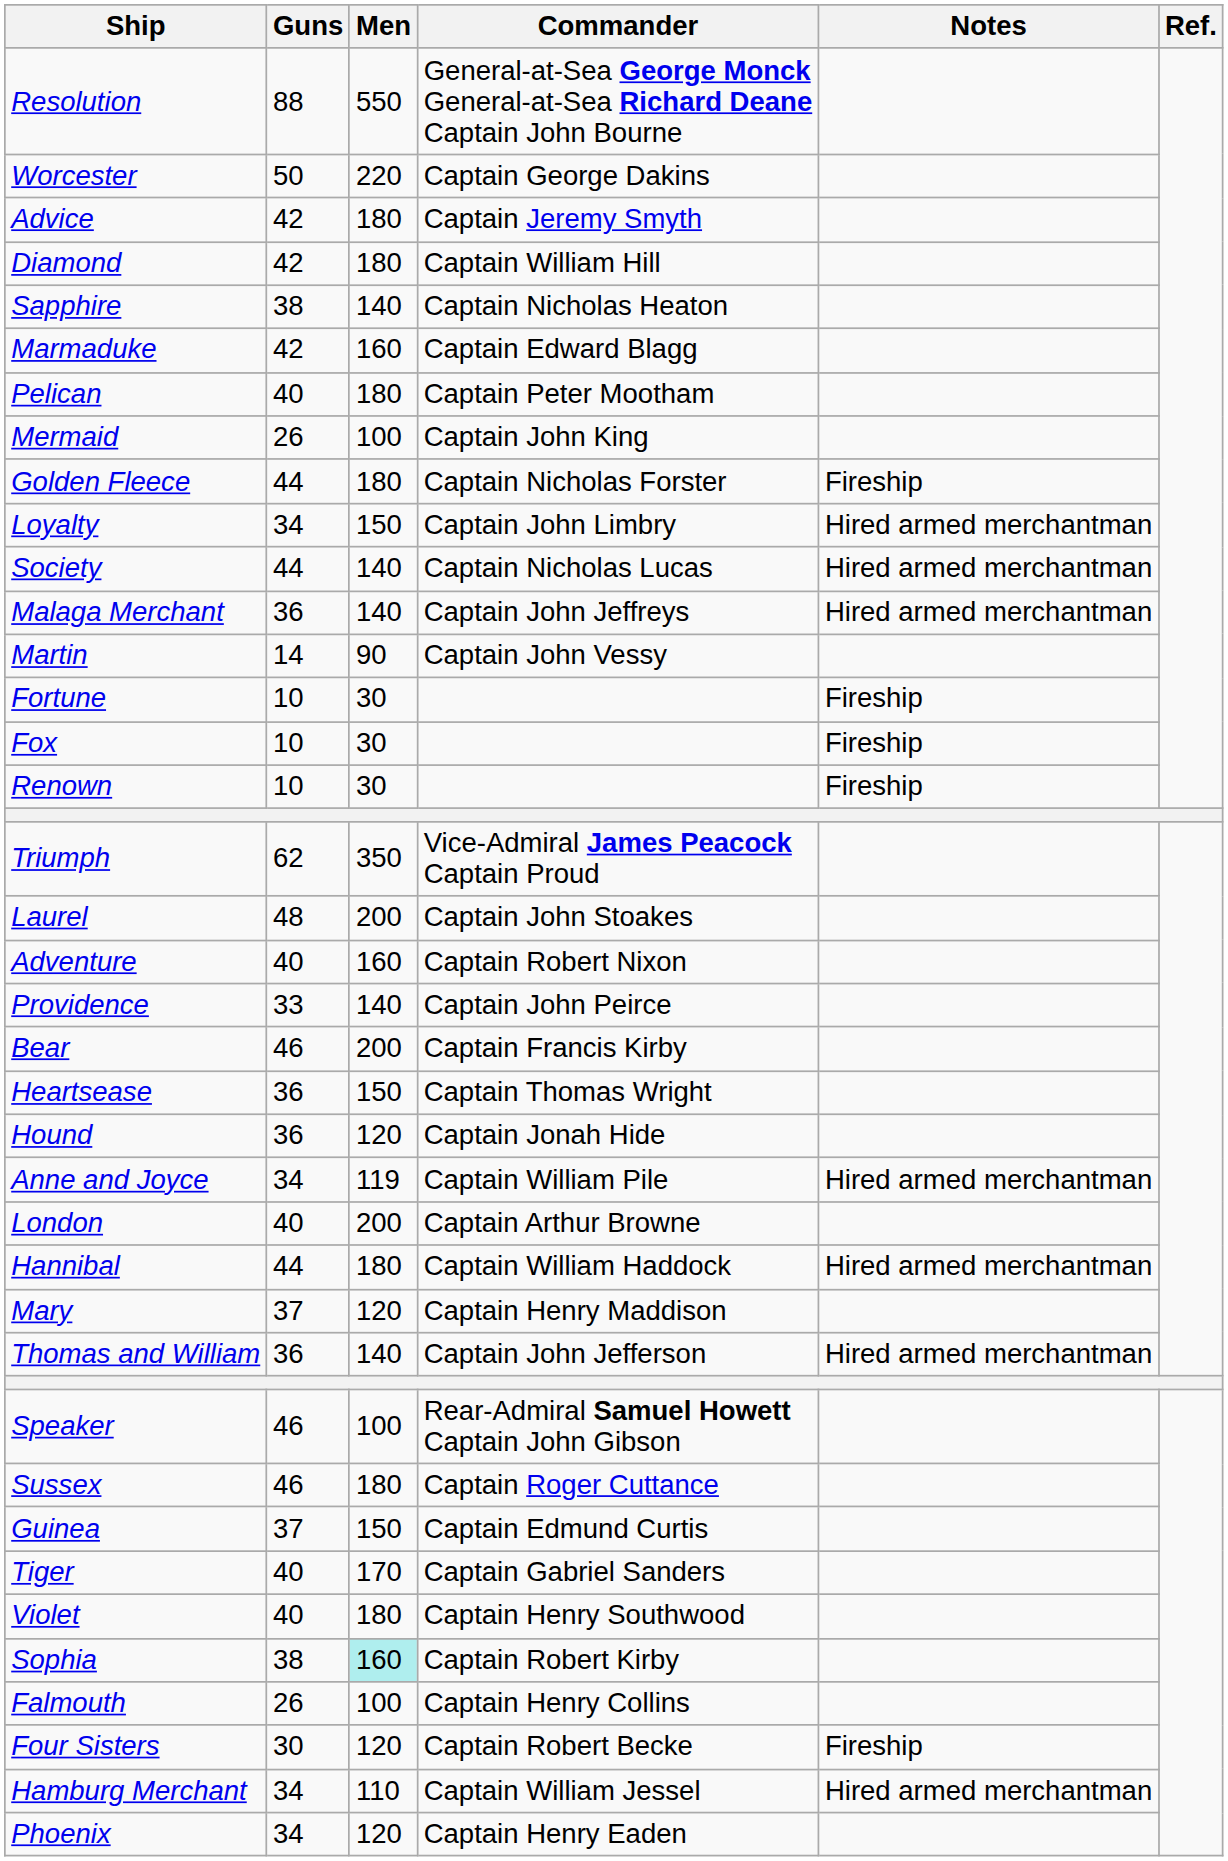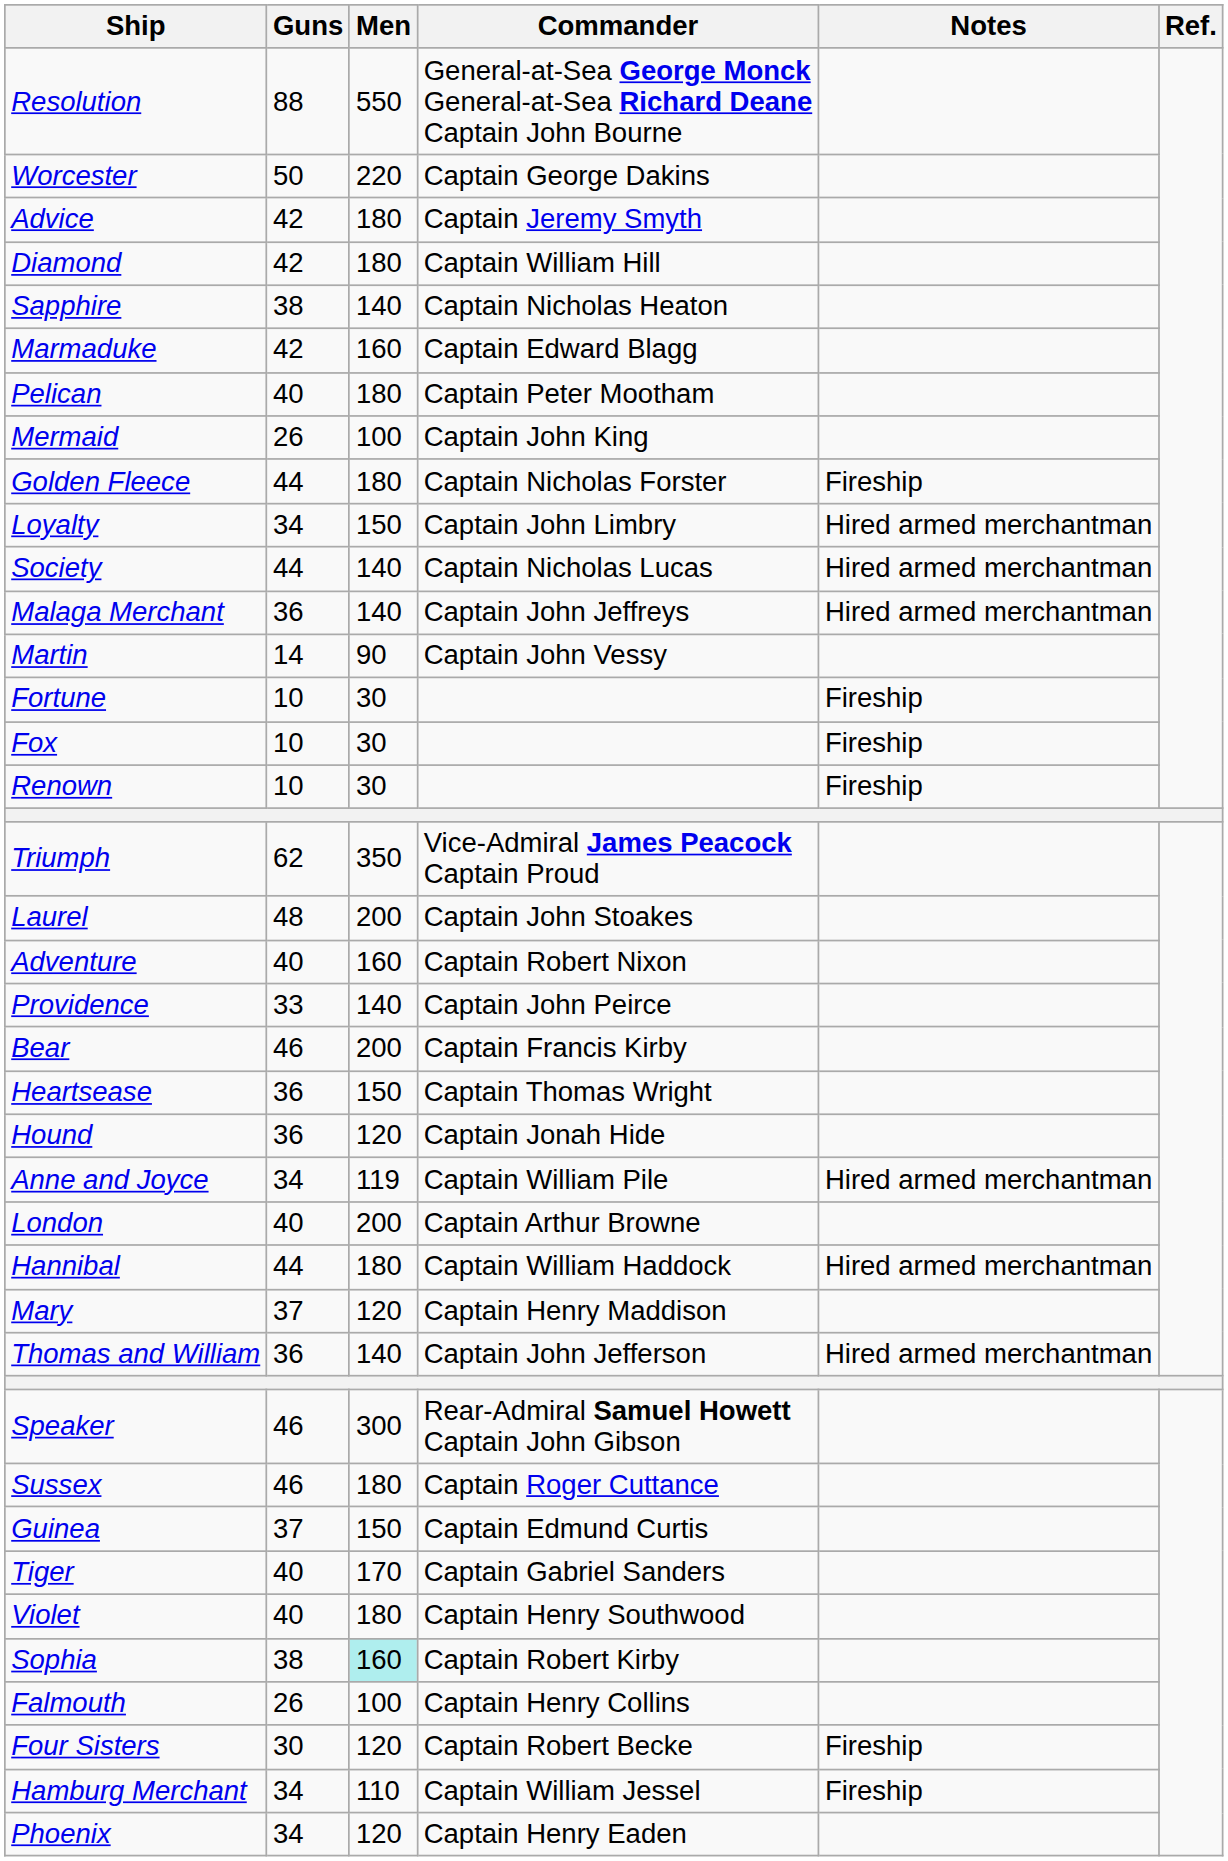(379, 1425) 100 -> (379, 1425) 300
(989, 1790) Hired armed merchantman -> (874, 1790) Fireship
